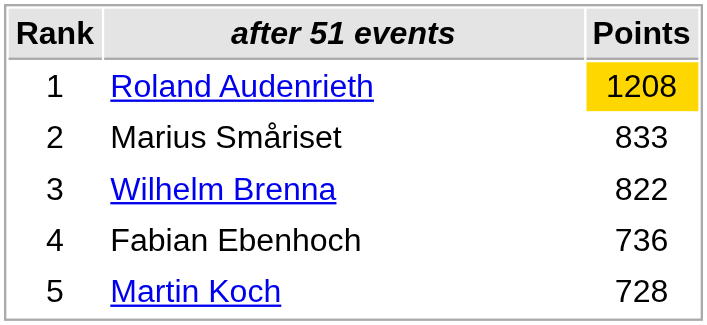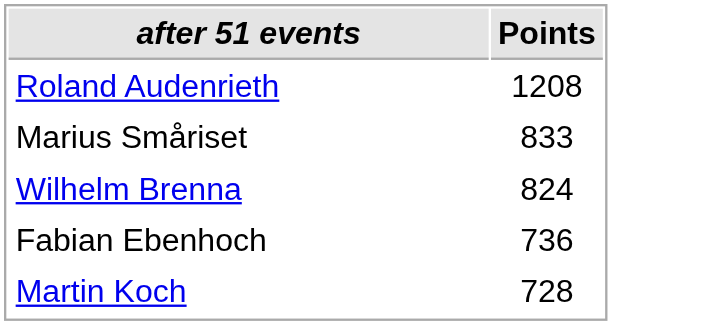- column: (55, 33)
(642, 87) gold background -> (547, 87) no background
(642, 189) 822 -> (547, 189) 824
